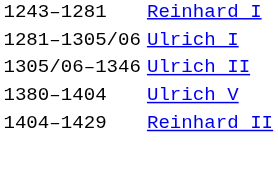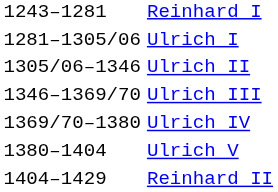+ row: (204, 95)
+ row: (199, 123)
